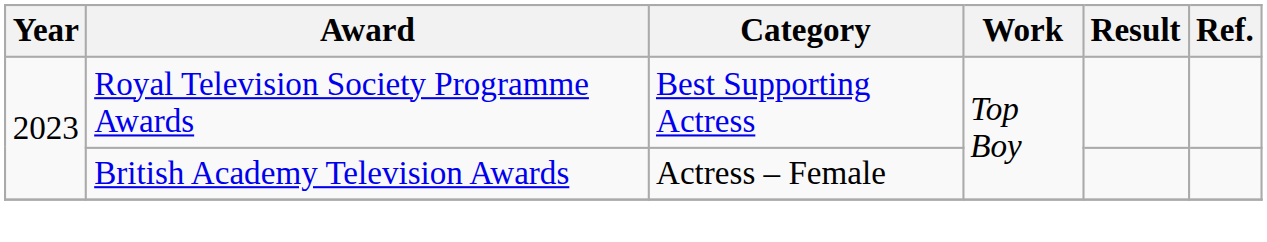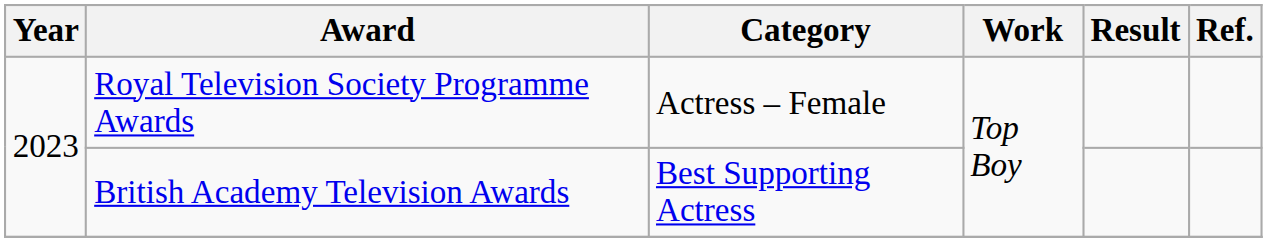(763, 101) Best Supporting Actress -> (771, 101) Actress – Female
(771, 173) Actress – Female -> (763, 191) Best Supporting Actress
